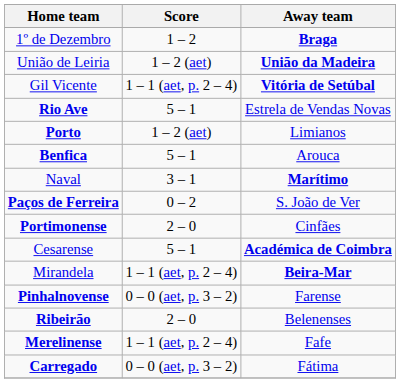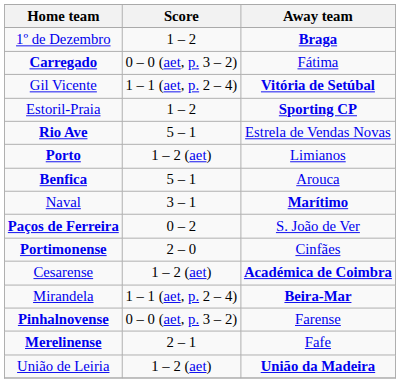rows swapped: (63, 62) <-> (63, 366)
+ row: (63, 109)
(181, 249) 5 – 1 -> (181, 272) 1 – 2 (aet)
- row: (63, 319)
(181, 343) 1 – 1 (aet, p. 2 – 4) -> (181, 343) 2 – 1
